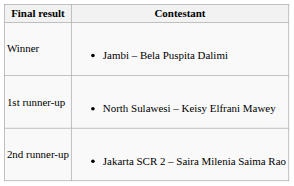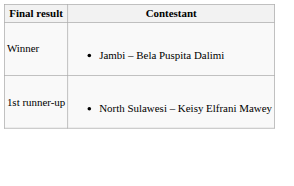- row: (38, 154)
